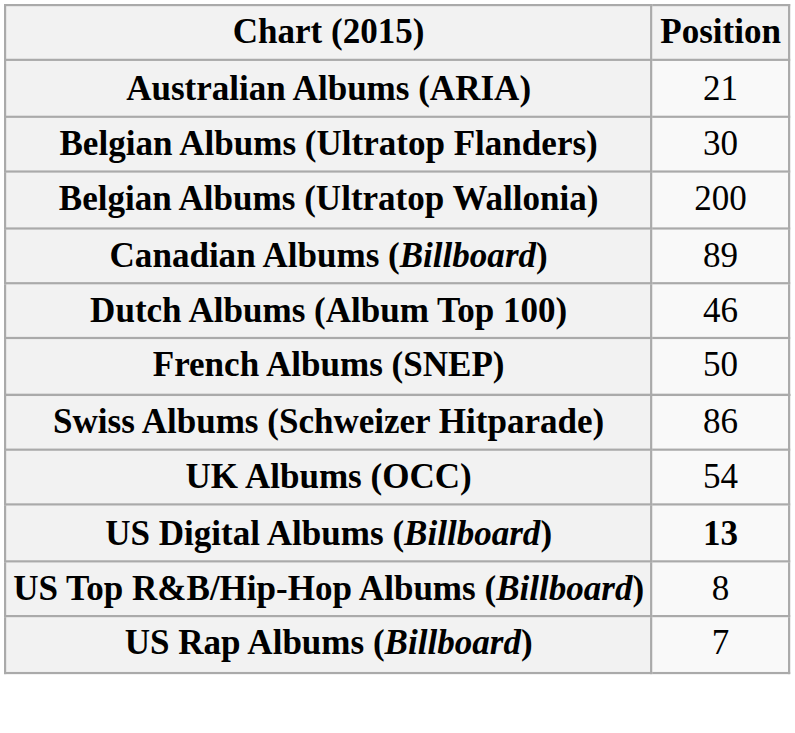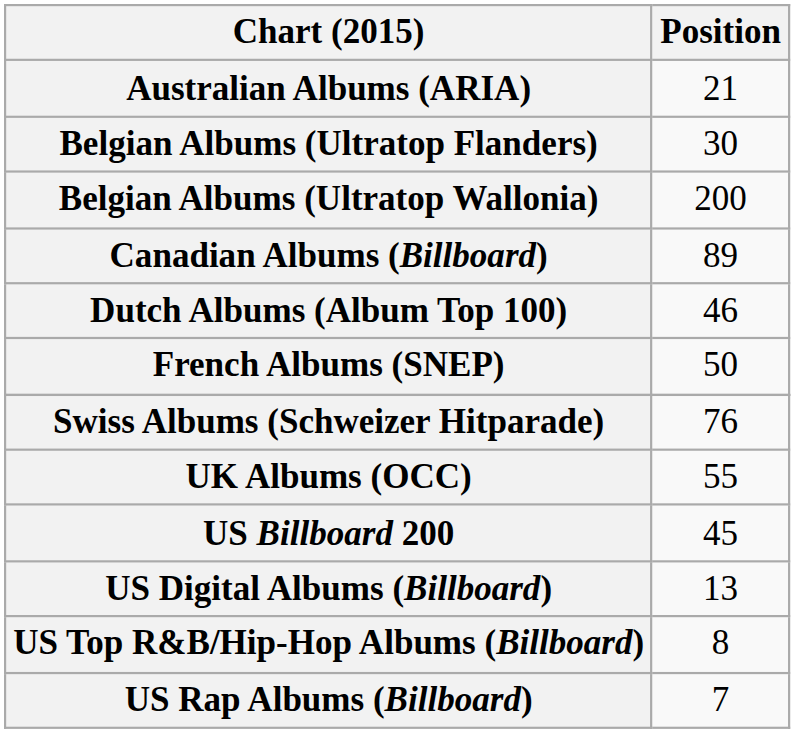(721, 421) 86 -> (721, 421) 76
(721, 476) 54 -> (721, 476) 55
+ row: (329, 532)
(721, 532) bold -> (721, 587) normal
